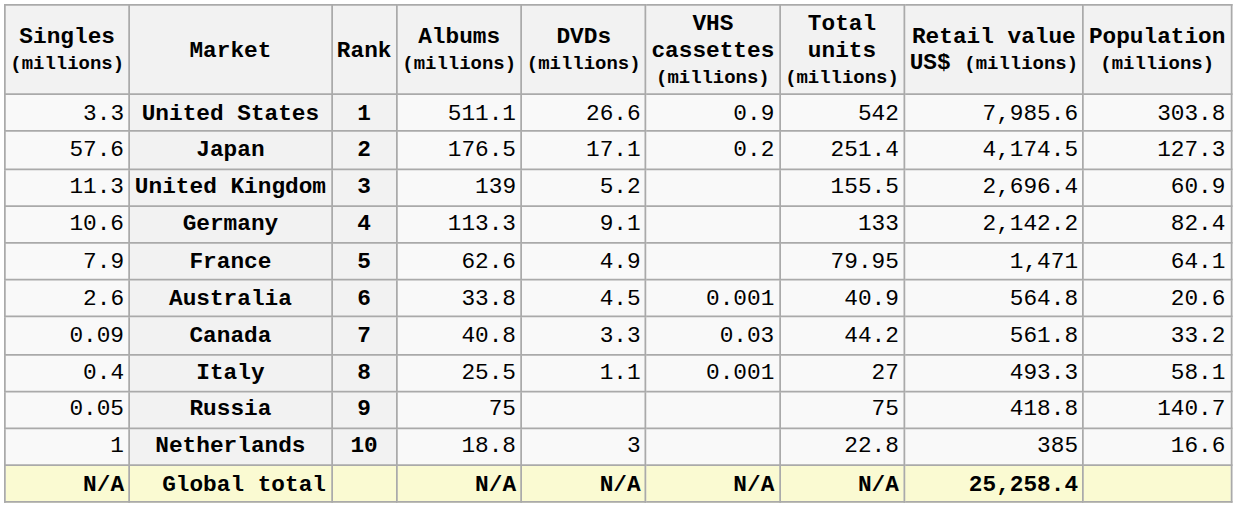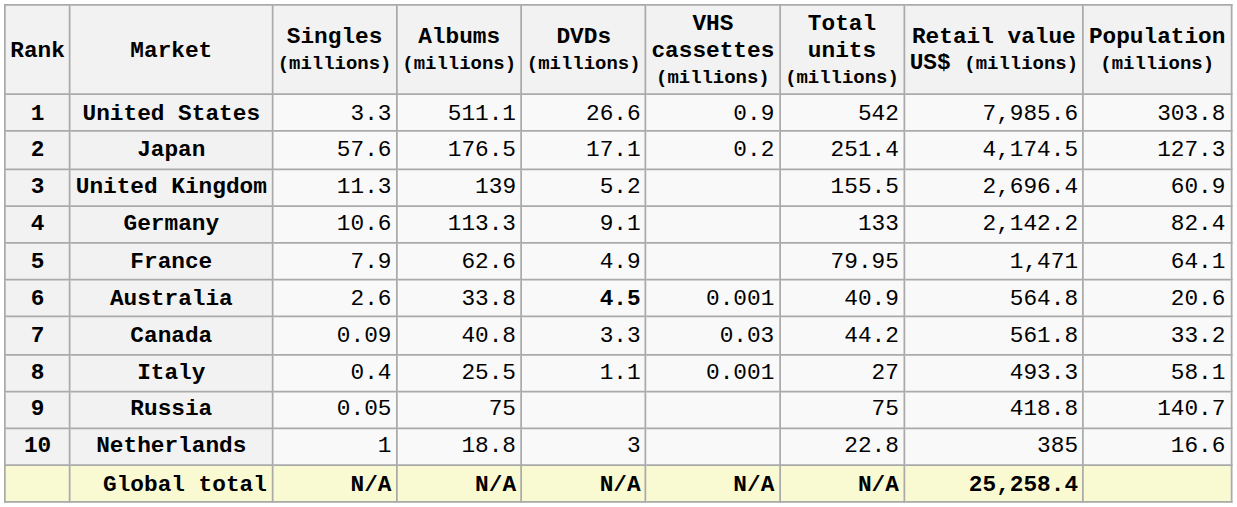columns swapped: (364, 50) <-> (67, 49)
(620, 298) normal -> (620, 298) bold
